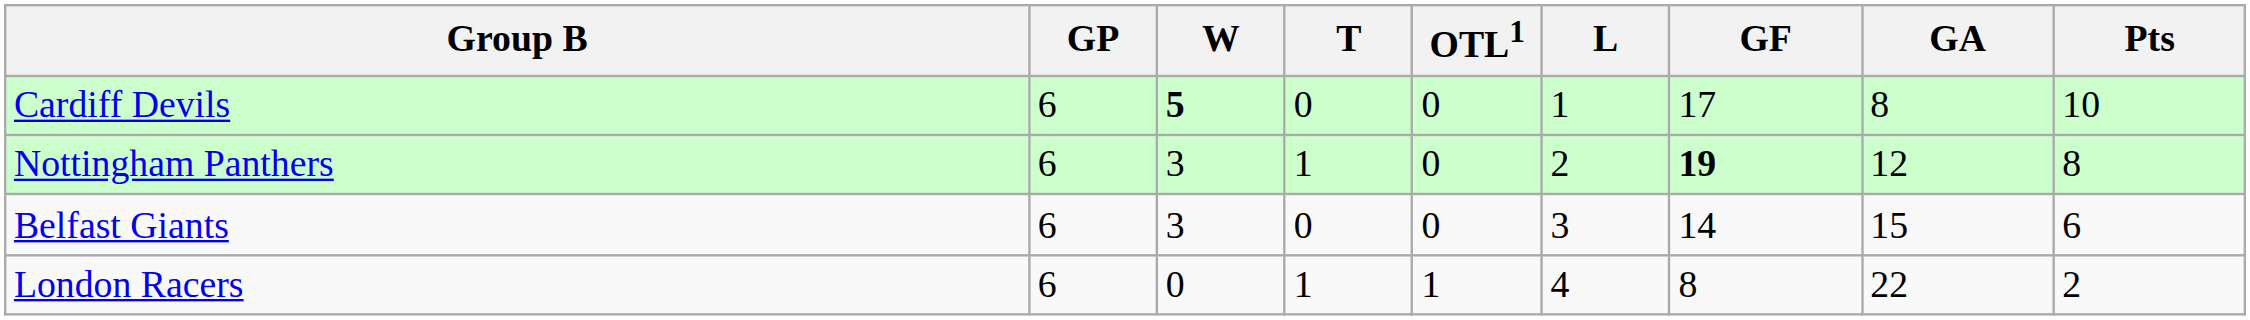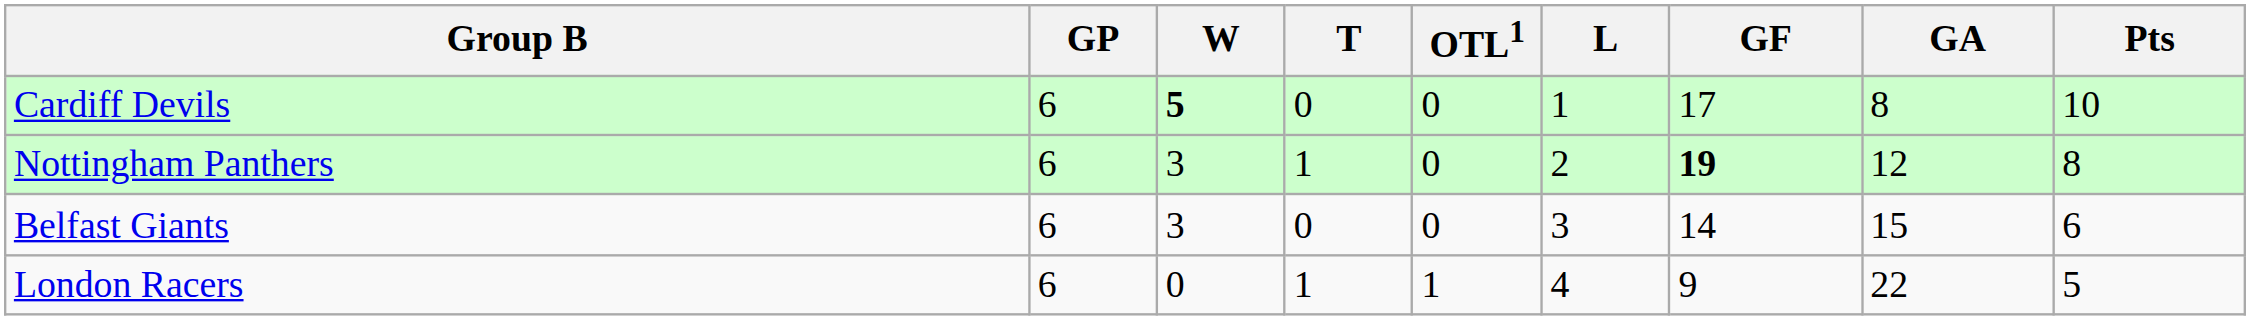(1688, 284) 8 -> (1688, 284) 9
(2072, 284) 2 -> (2072, 284) 5
